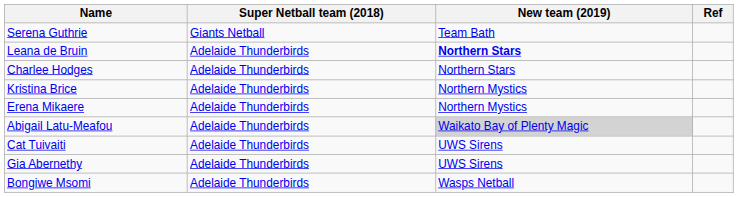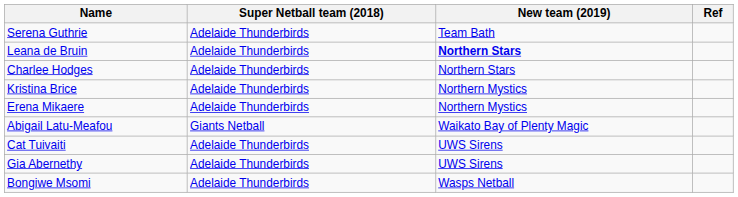(227, 32) Giants Netball -> (250, 32) Adelaide Thunderbirds
(250, 126) Adelaide Thunderbirds -> (227, 126) Giants Netball
(513, 126) lightgrey background -> (513, 126) no background
